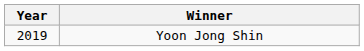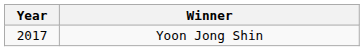(32, 36) 2019 -> (32, 36) 2017
